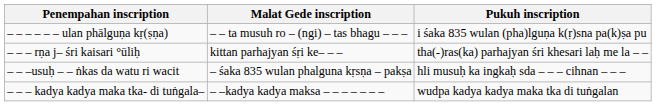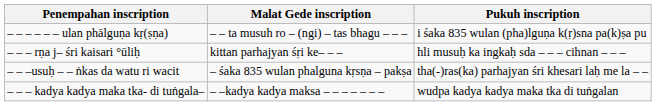(533, 52) tha(-)ras(ka) parhajyan śri khesari laḥ me la – – -> (521, 52) hli musuḥ ka ingkaḥ sda – – – cihnan – – –
(521, 71) hli musuḥ ka ingkaḥ sda – – – cihnan – – – -> (533, 71) tha(-)ras(ka) parhajyan śri khesari laḥ me la – –
